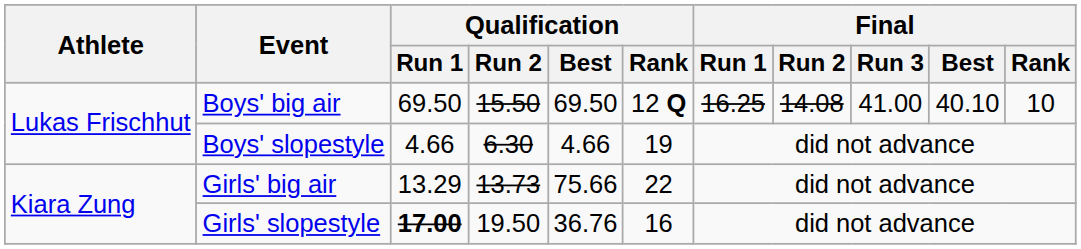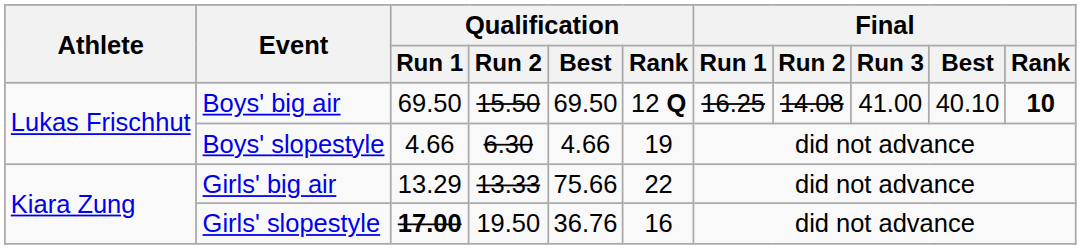(1041, 104) normal -> (1041, 104) bold
(508, 184) 13.73 -> (508, 184) 13.33
